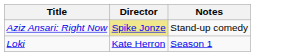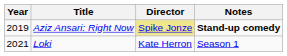+ column: (18, 12)
(209, 28) normal -> (239, 28) bold
